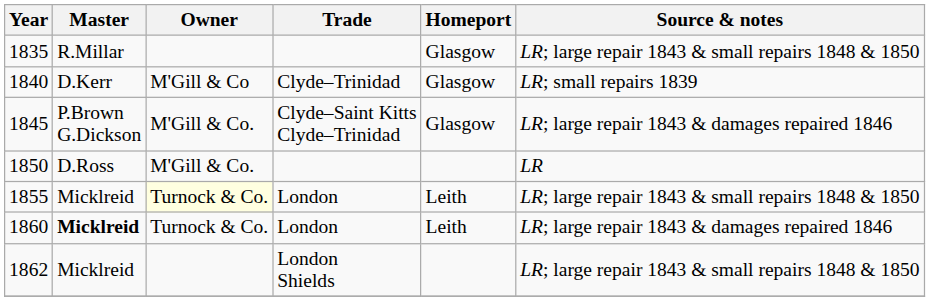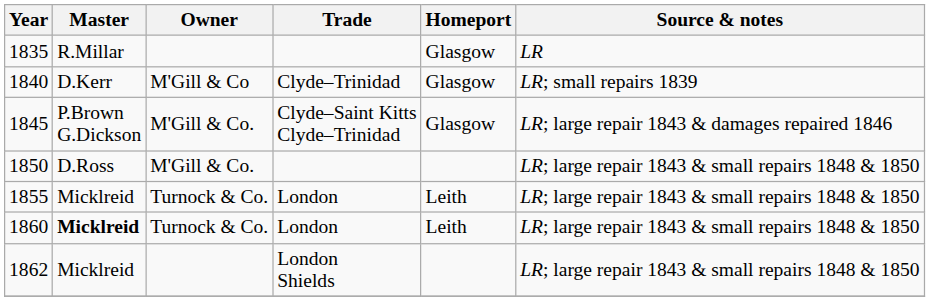(720, 50) LR; large repair 1843 & small repairs 1848 & 1850 -> (532, 50) LR
(532, 165) LR -> (720, 165) LR; large repair 1843 & small repairs 1848 & 1850
(209, 196) lightyellow background -> (209, 196) no background
(706, 227) LR; large repair 1843 & damages repaired 1846 -> (720, 227) LR; large repair 1843 & small repairs 1848 & 1850
